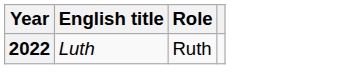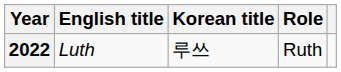+ column: (223, 19)
